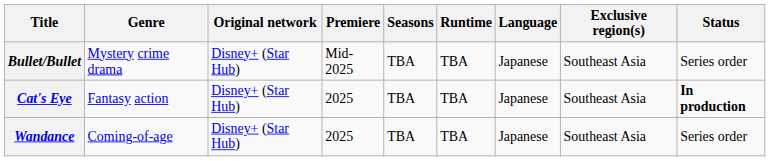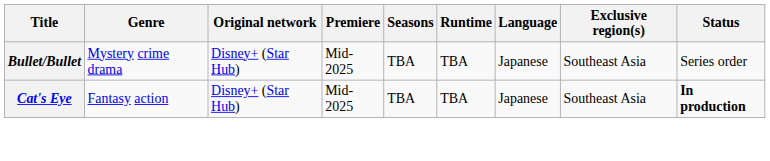(339, 98) 2025 -> (339, 98) Mid-2025
- row: (44, 136)
